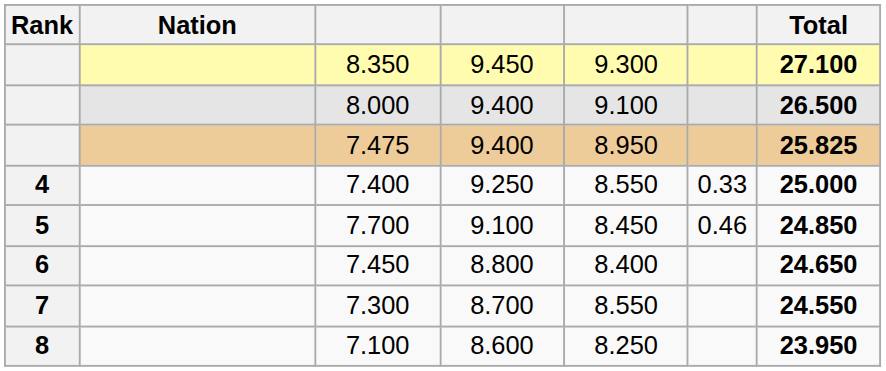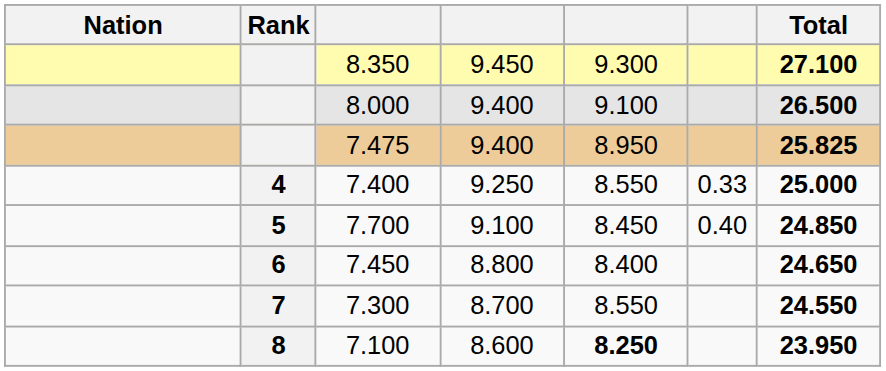columns swapped: (42, 25) <-> (197, 25)
(722, 225) 0.46 -> (722, 225) 0.40
(626, 345) normal -> (626, 345) bold
